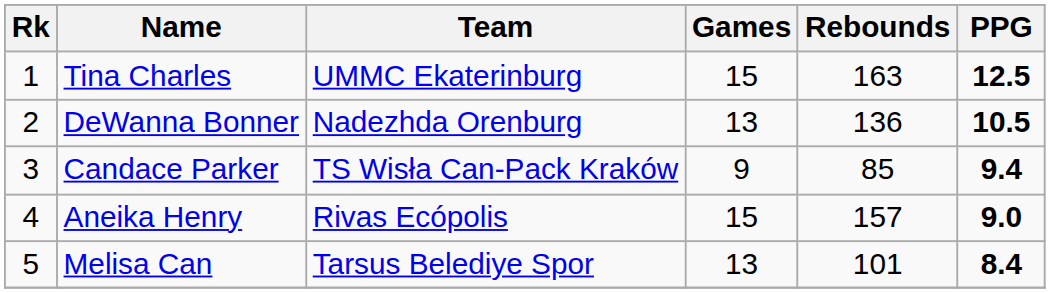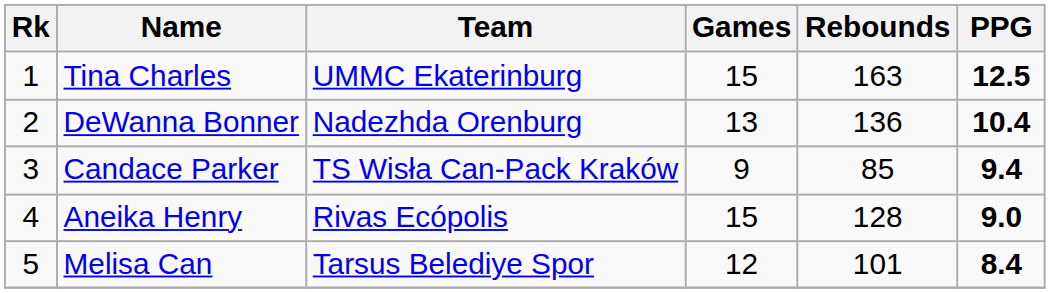(1001, 122) 10.5 -> (1001, 122) 10.4
(878, 216) 157 -> (878, 216) 128
(742, 264) 13 -> (742, 264) 12
